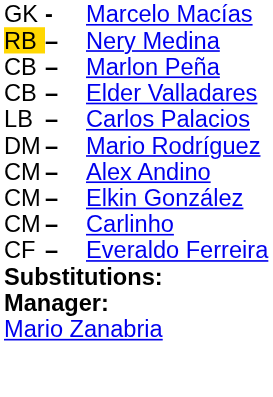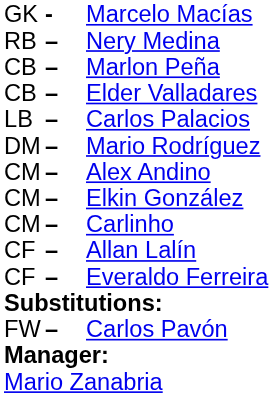(20, 40) gold background -> (20, 40) no background
+ row: (141, 250)
+ row: (157, 329)
